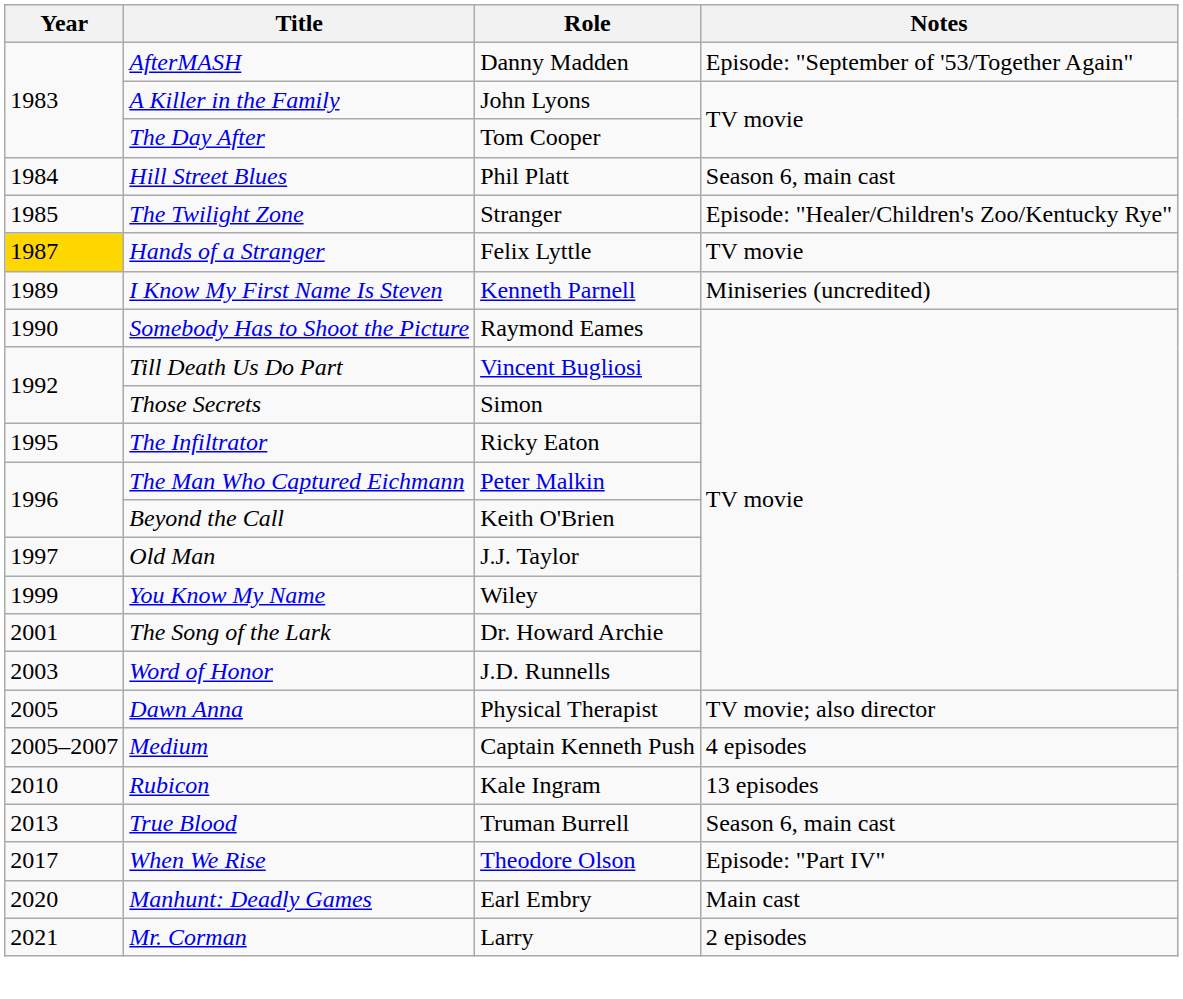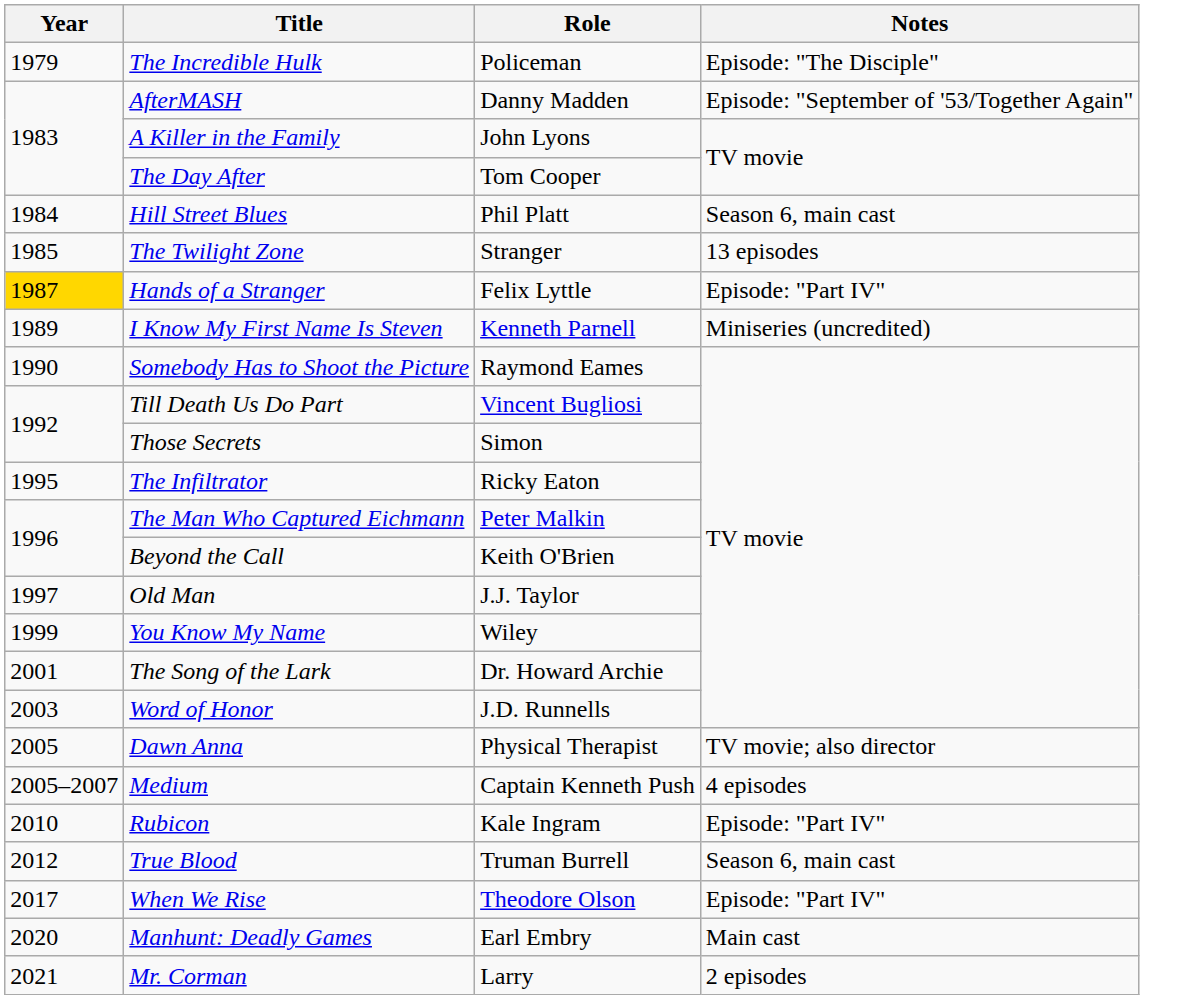+ row: (226, 61)
(939, 213) Episode: "Healer/Children's Zoo/Kentucky Rye" -> (762, 251) 13 episodes
(755, 251) TV movie -> (796, 289) Episode: "Part IV"
(762, 784) 13 episodes -> (796, 822) Episode: "Part IV"
(34, 822) 2013 -> (34, 860) 2012
